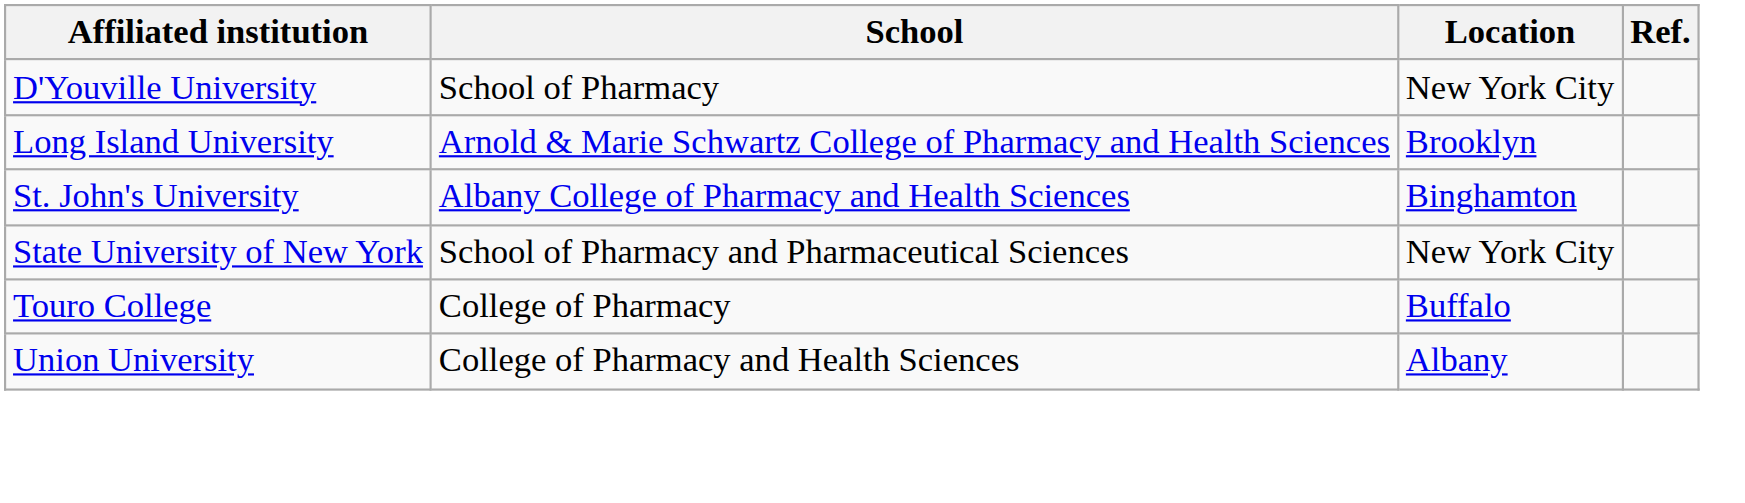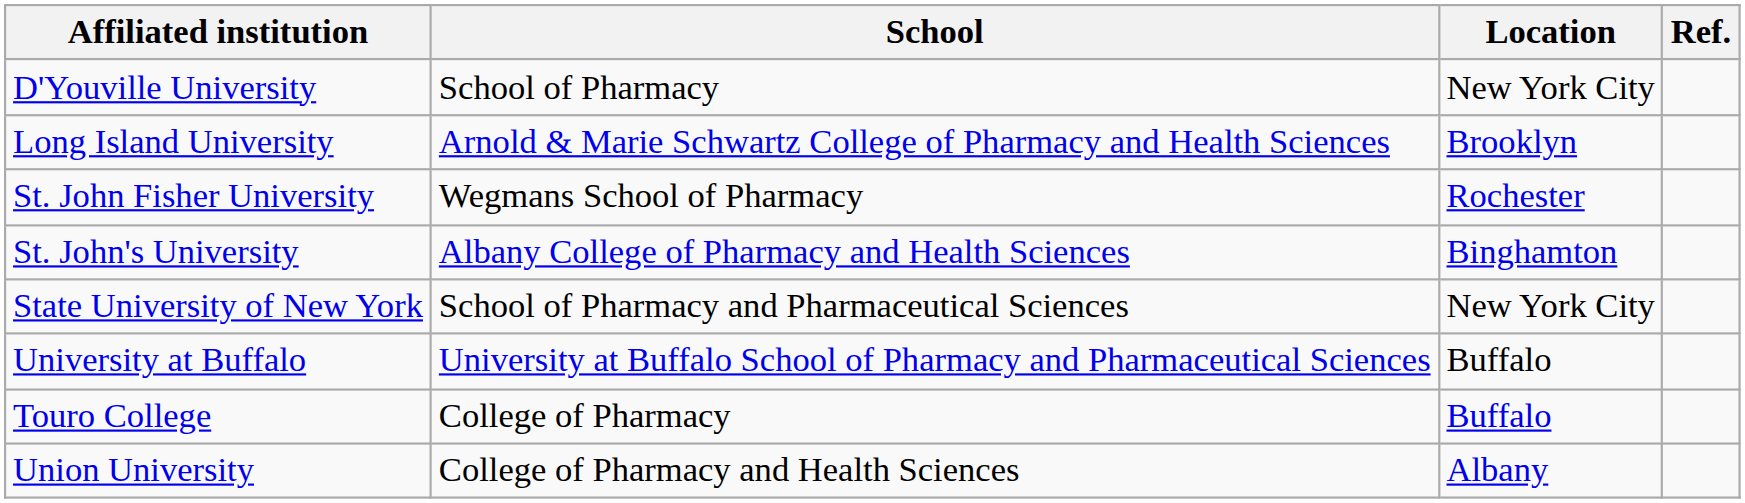+ row: (194, 196)
+ row: (160, 360)
